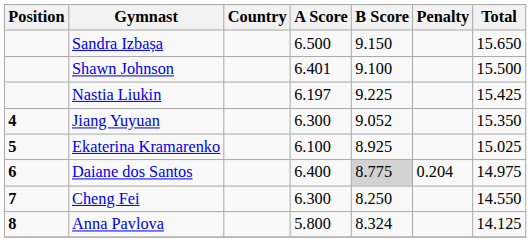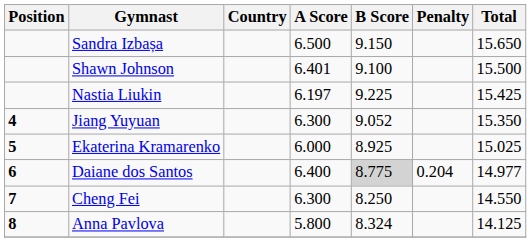(313, 146) 6.100 -> (313, 146) 6.000
(499, 172) 14.975 -> (499, 172) 14.977
